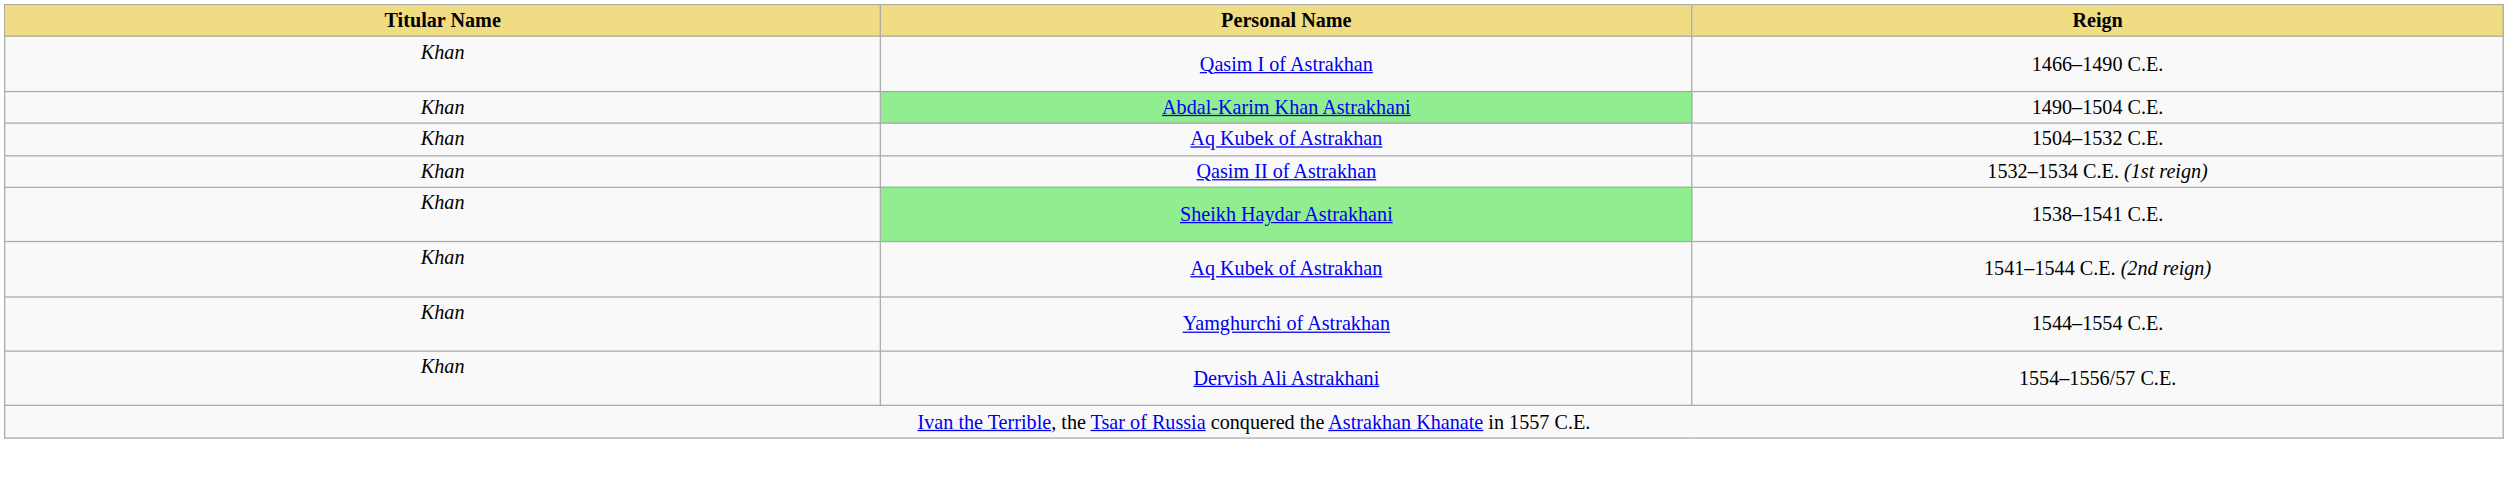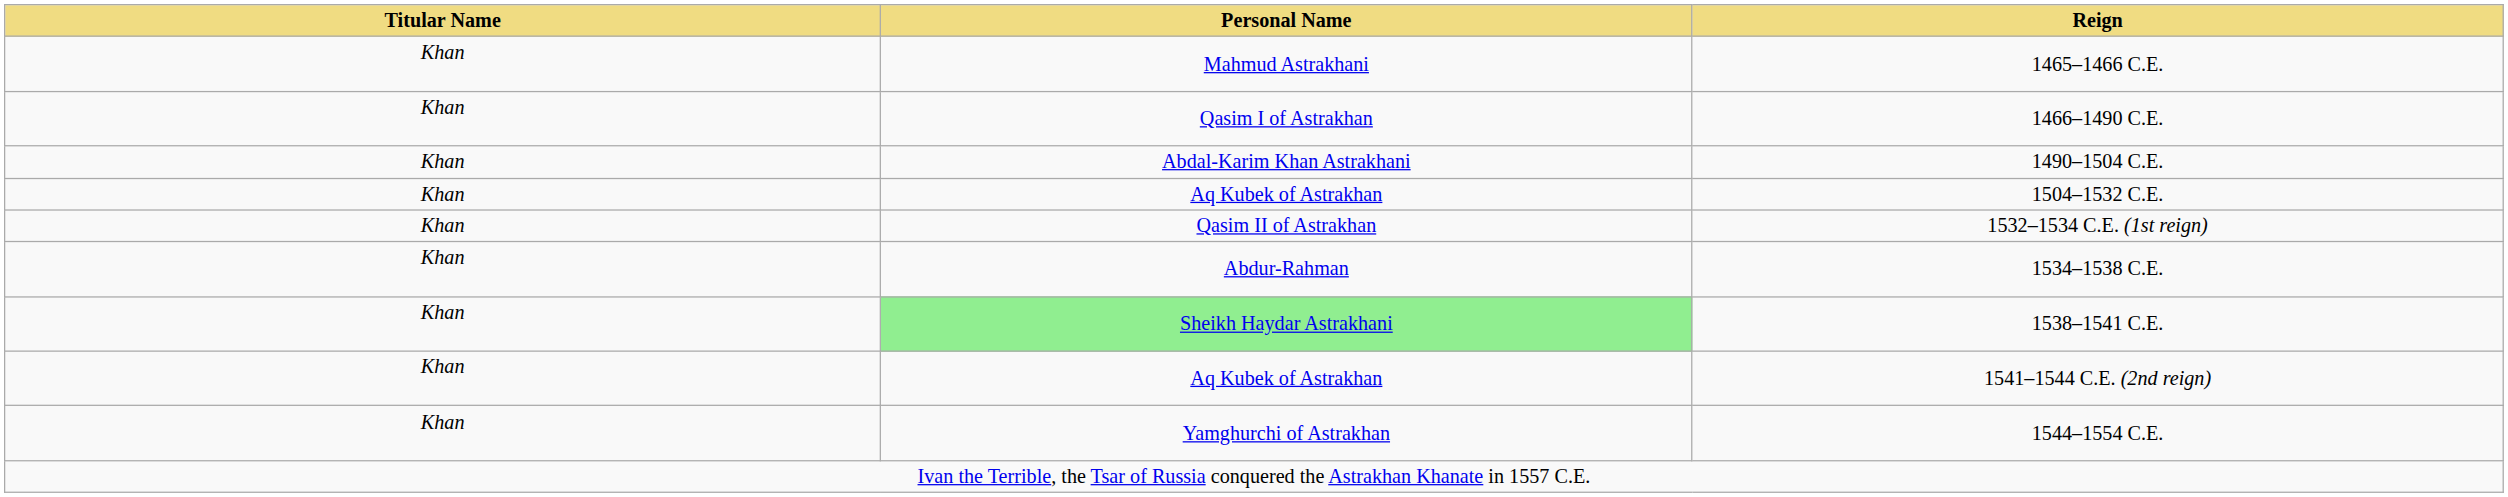+ row: (2098, 63)
(1286, 107) lightgreen background -> (1286, 161) no background
+ row: (2098, 269)
- row: (2098, 378)
